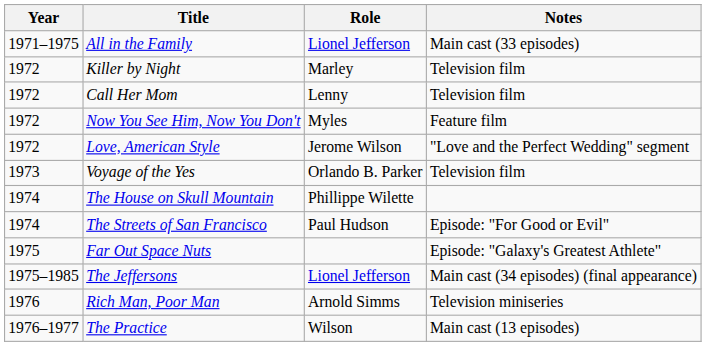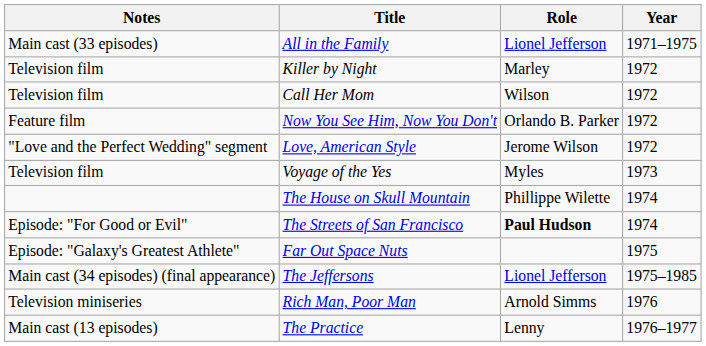columns swapped: (44, 17) <-> (563, 17)
(328, 95) Lenny -> (527, 95) Wilson
(328, 121) Myles -> (562, 121) Orlando B. Parker
(365, 173) Orlando B. Parker -> (524, 173) Myles
(348, 224) normal -> (548, 224) bold
(330, 328) Wilson -> (524, 328) Lenny
